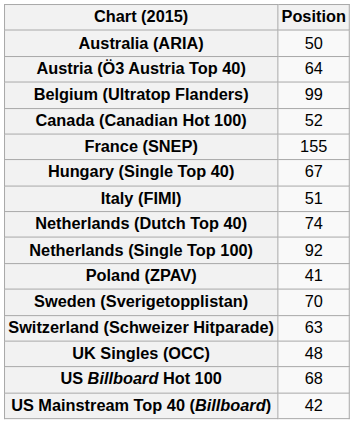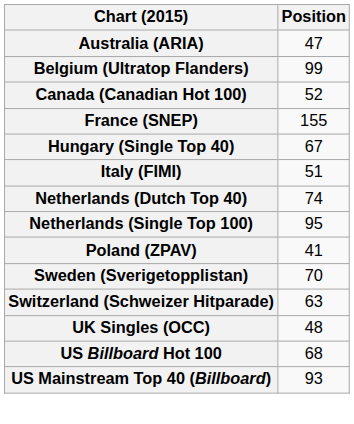(314, 43) 50 -> (314, 43) 47
- row: (141, 69)
(314, 250) 92 -> (314, 224) 95
(314, 405) 42 -> (314, 379) 93
